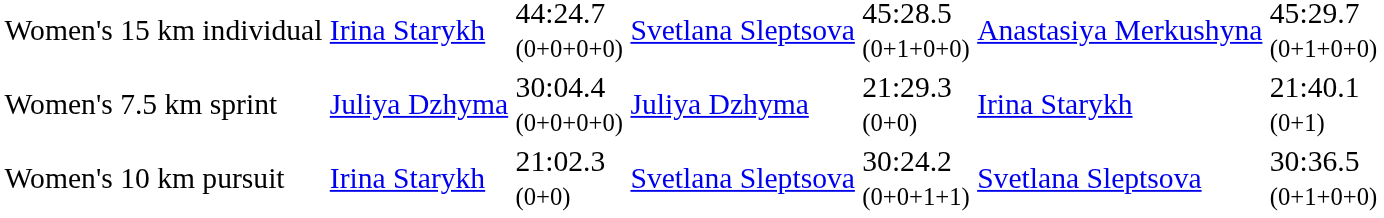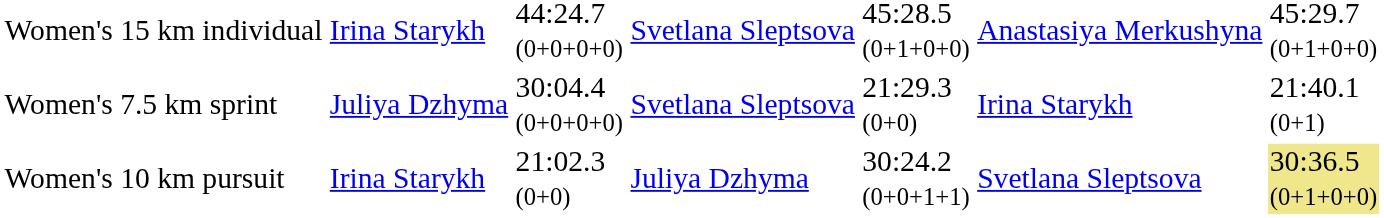(720, 104) Juliya Dzhyma -> (743, 104) Svetlana Sleptsova
(743, 178) Svetlana Sleptsova -> (720, 178) Juliya Dzhyma
(1324, 178) no background -> (1324, 178) khaki background
